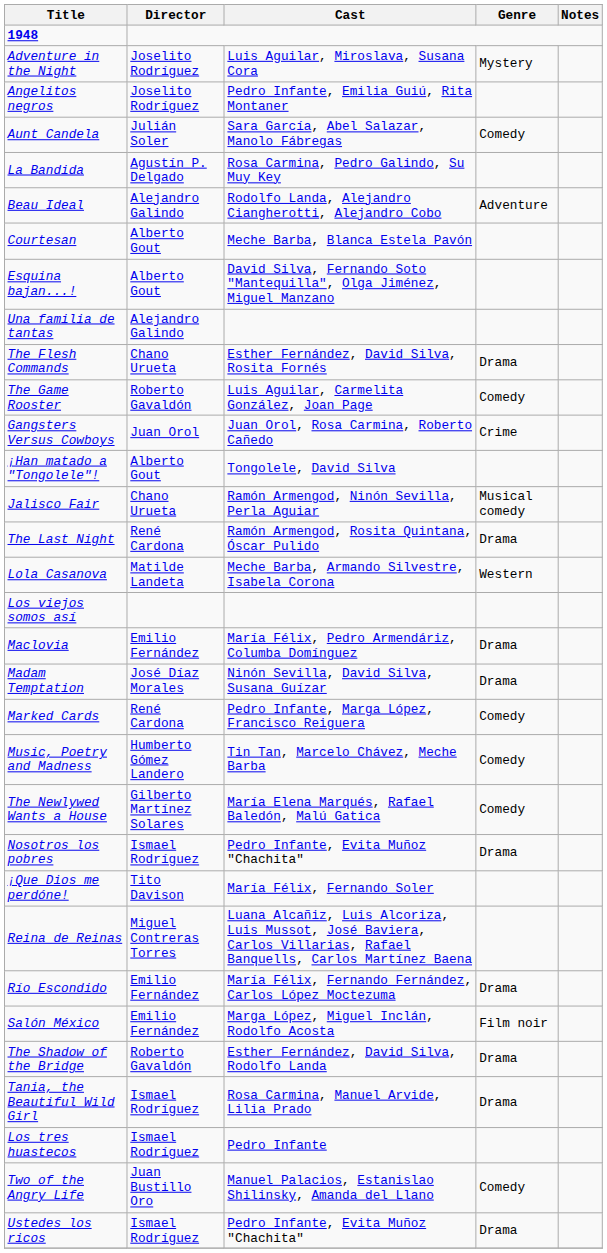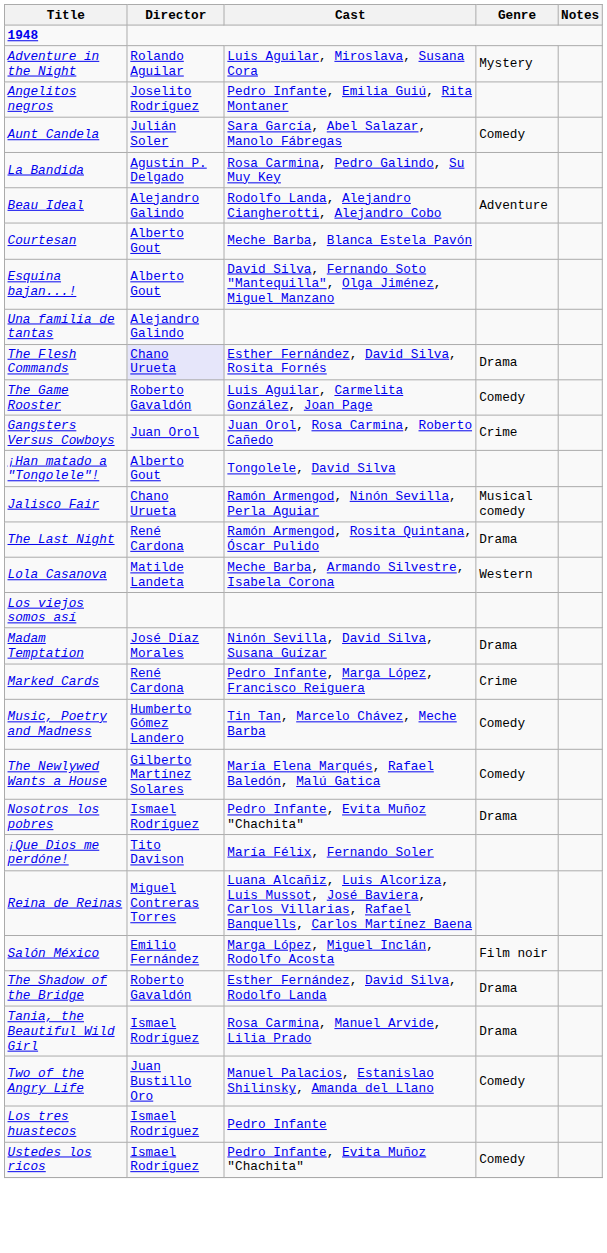(165, 64) Joselito Rodríguez -> (157, 64) Rolando Aguilar
(153, 362) no background -> (153, 362) lavender background
- row: (38, 646)
(502, 717) Comedy -> (498, 681) Crime
- row: (57, 988)
rows swapped: (42, 1145) <-> (46, 1188)
(498, 1231) Drama -> (502, 1160) Comedy
